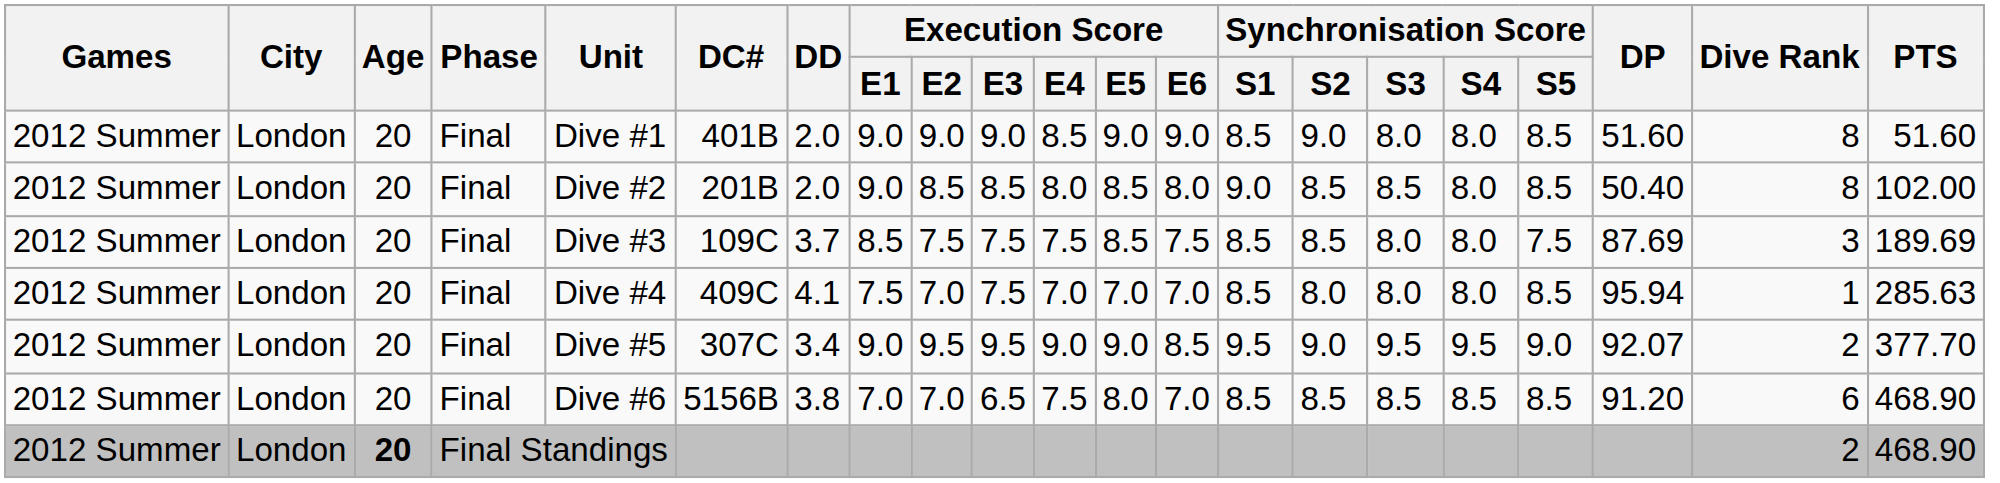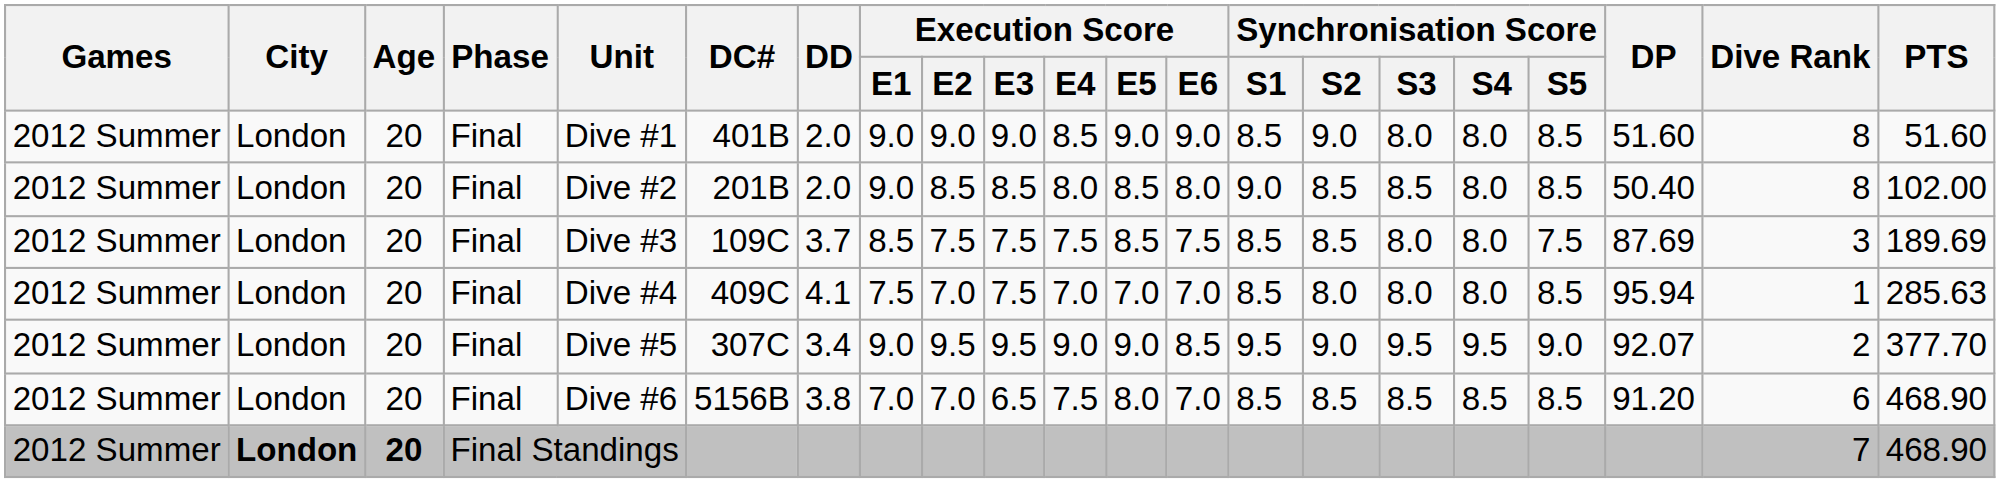(291, 450) normal -> (297, 450) bold
(1850, 450) 2 -> (1861, 450) 7
